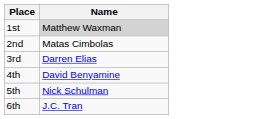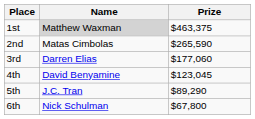+ column: (209, 12)
(75, 91) Nick Schulman -> (62, 91) J.C. Tran
(62, 106) J.C. Tran -> (75, 106) Nick Schulman
